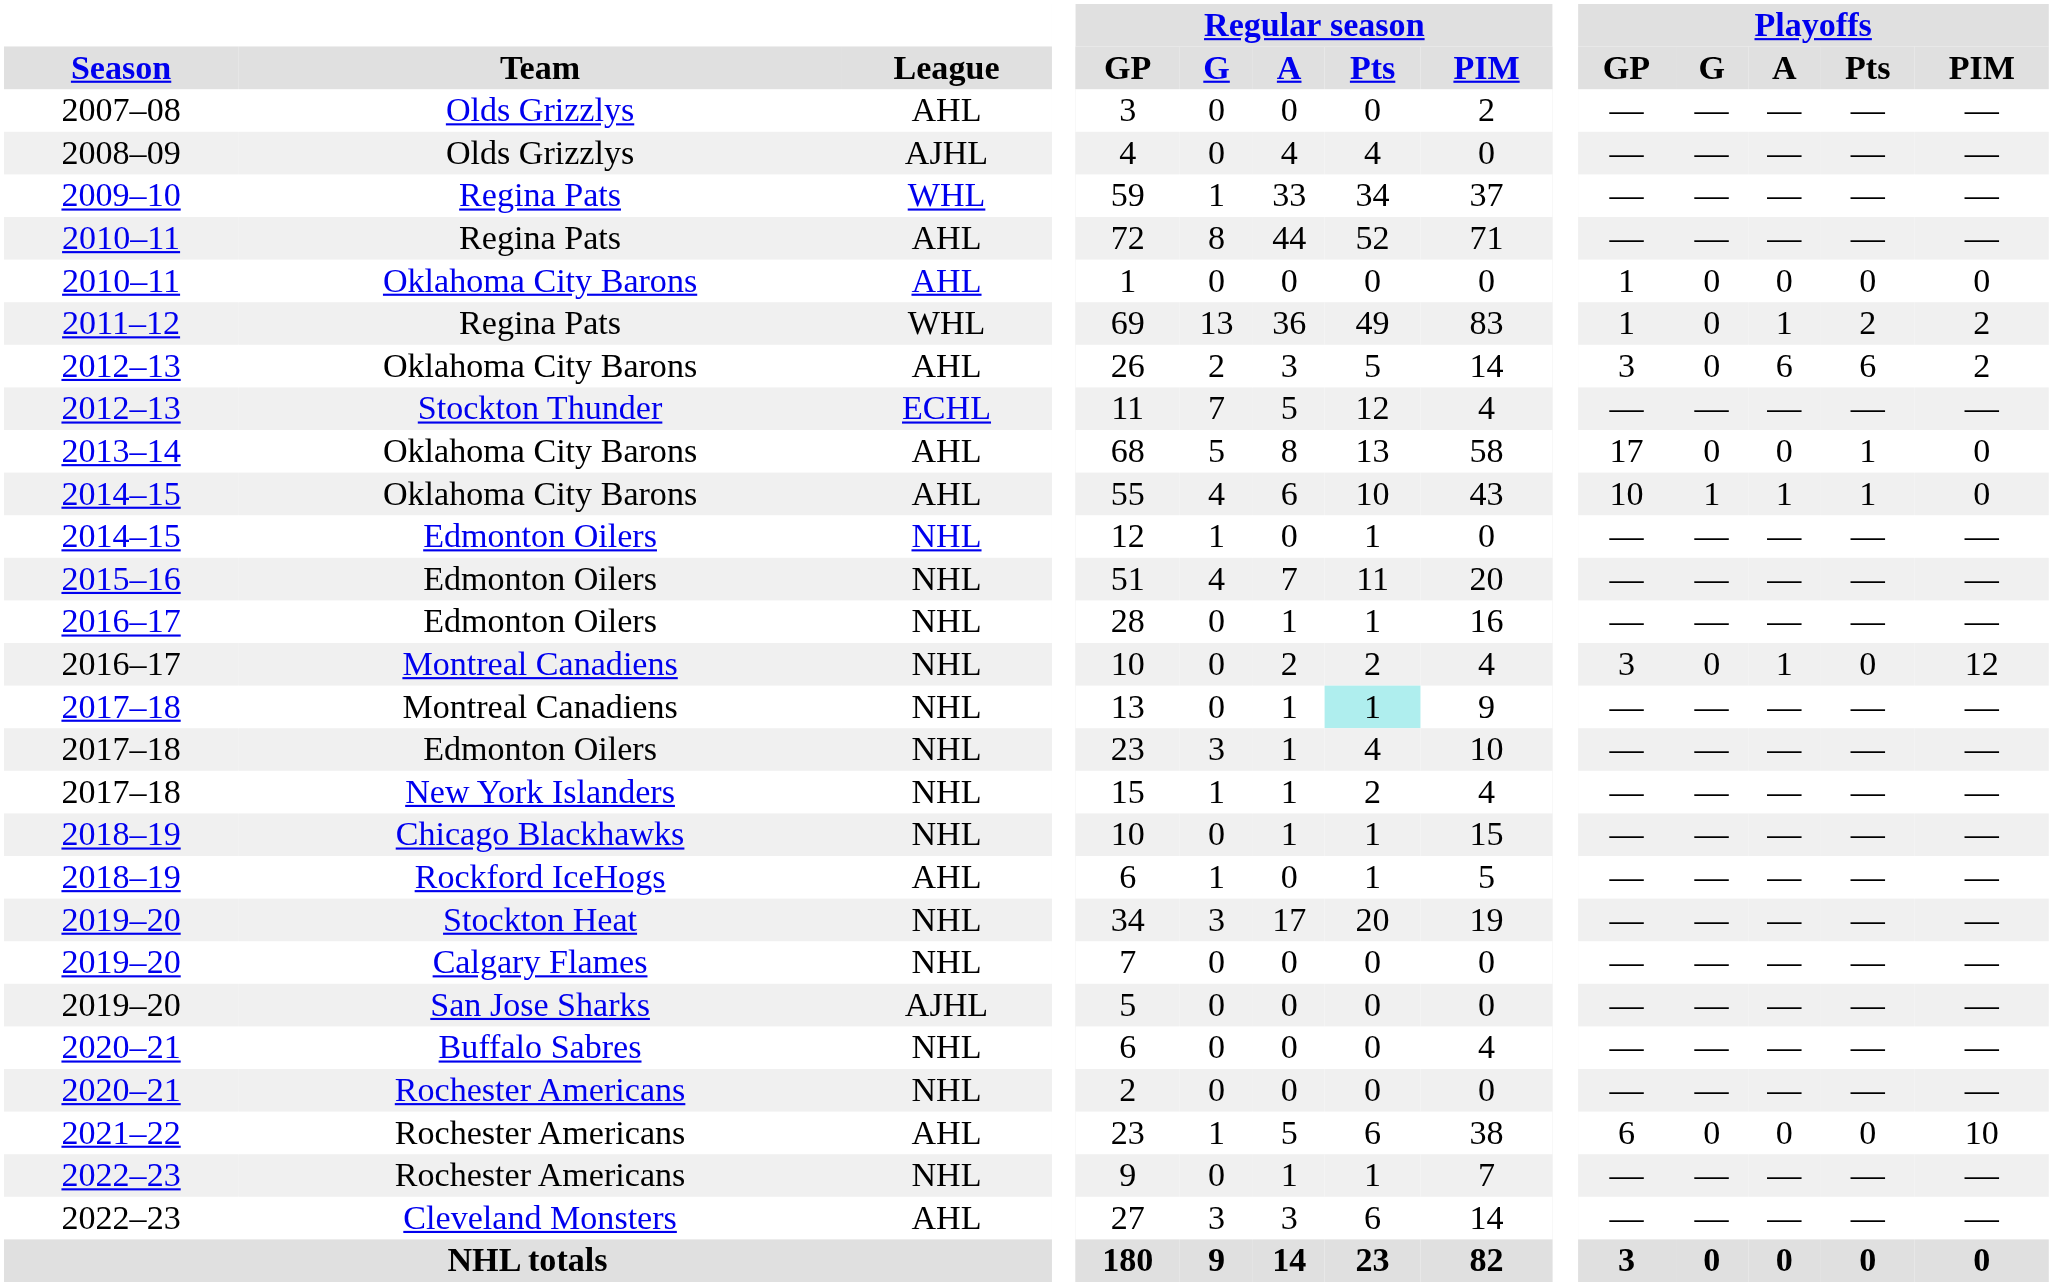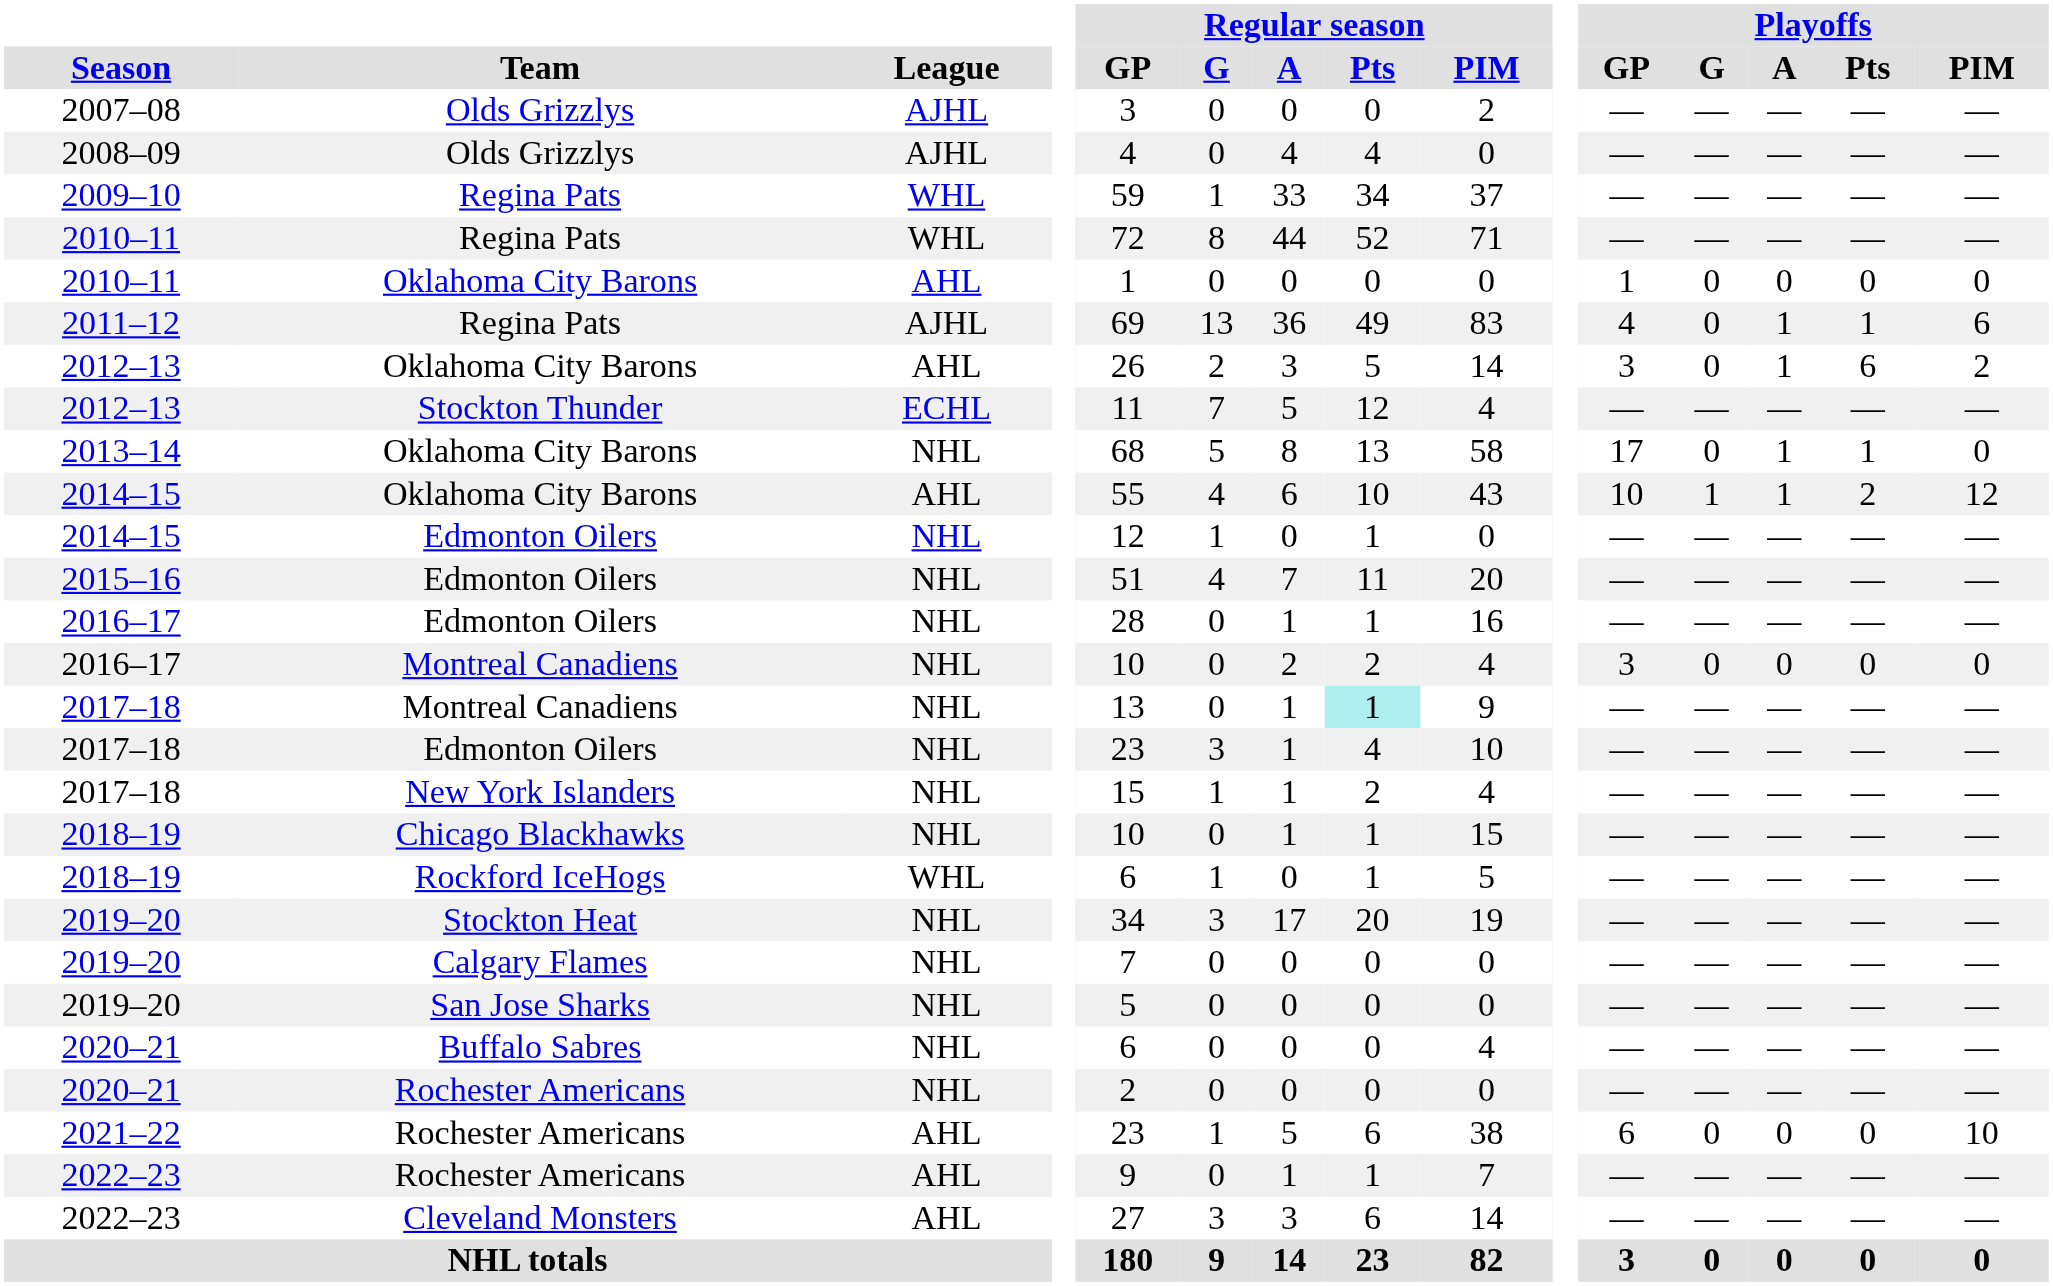(947, 109) AHL -> (947, 109) AJHL
(947, 237) AHL -> (947, 237) WHL
(947, 322) WHL -> (947, 322) AJHL
(1626, 322) 1 -> (1626, 322) 4
(1868, 322) 2 -> (1868, 322) 1
(1982, 322) 2 -> (1982, 322) 6
(1784, 365) 6 -> (1784, 365) 1
(947, 450) AHL -> (947, 450) NHL
(1784, 450) 0 -> (1784, 450) 1
(1868, 493) 1 -> (1868, 493) 2
(1982, 493) 0 -> (1982, 493) 12
(1784, 663) 1 -> (1784, 663) 0
(1982, 663) 12 -> (1982, 663) 0
(947, 876) AHL -> (947, 876) WHL
(947, 1004) AJHL -> (947, 1004) NHL
(947, 1174) NHL -> (947, 1174) AHL
